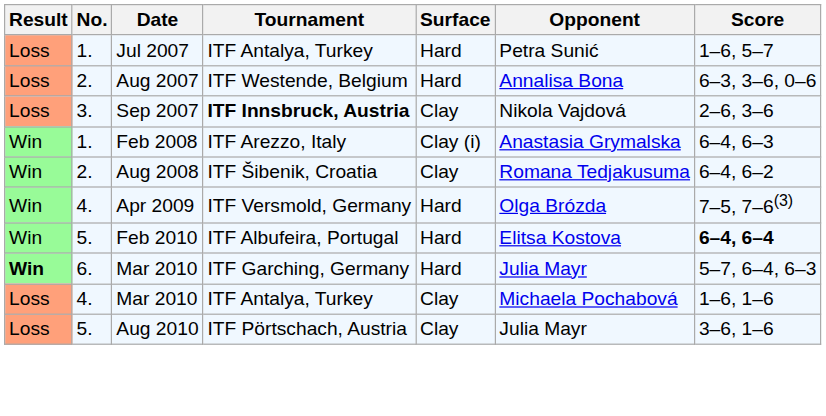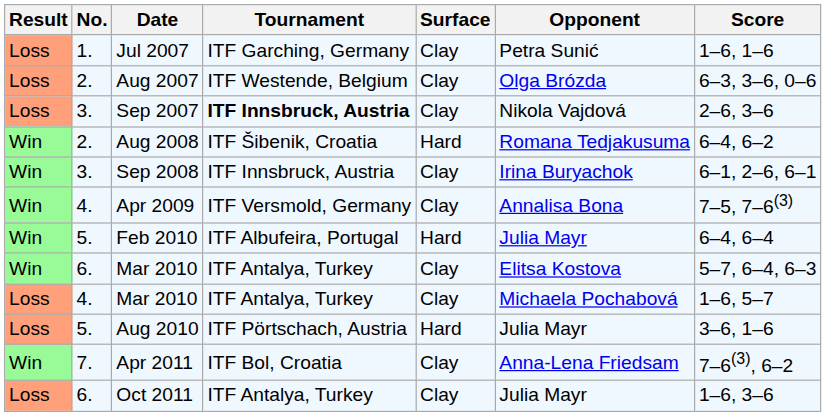(290, 50) ITF Antalya, Turkey -> (308, 50) ITF Garching, Germany
(441, 50) Hard -> (439, 50) Clay
(736, 50) 1–6, 5–7 -> (736, 50) 1–6, 1–6
(441, 80) Hard -> (439, 80) Clay
(561, 80) Annalisa Bona -> (553, 80) Olga Brózda
- row: (85, 141)
(439, 171) Clay -> (441, 141) Hard
+ row: (85, 171)
(441, 205) Hard -> (439, 205) Clay
(553, 205) Olga Brózda -> (561, 205) Annalisa Bona
(560, 238) Elitsa Kostova -> (543, 238) Julia Mayr
(736, 238) bold -> (736, 238) normal
(27, 268) bold -> (26, 268) normal
(308, 268) ITF Garching, Germany -> (290, 268) ITF Antalya, Turkey
(441, 268) Hard -> (439, 268) Clay
(543, 268) Julia Mayr -> (560, 268) Elitsa Kostova
(736, 298) 1–6, 1–6 -> (736, 298) 1–6, 5–7
(439, 329) Clay -> (441, 329) Hard
+ row: (85, 362)
+ row: (85, 395)
